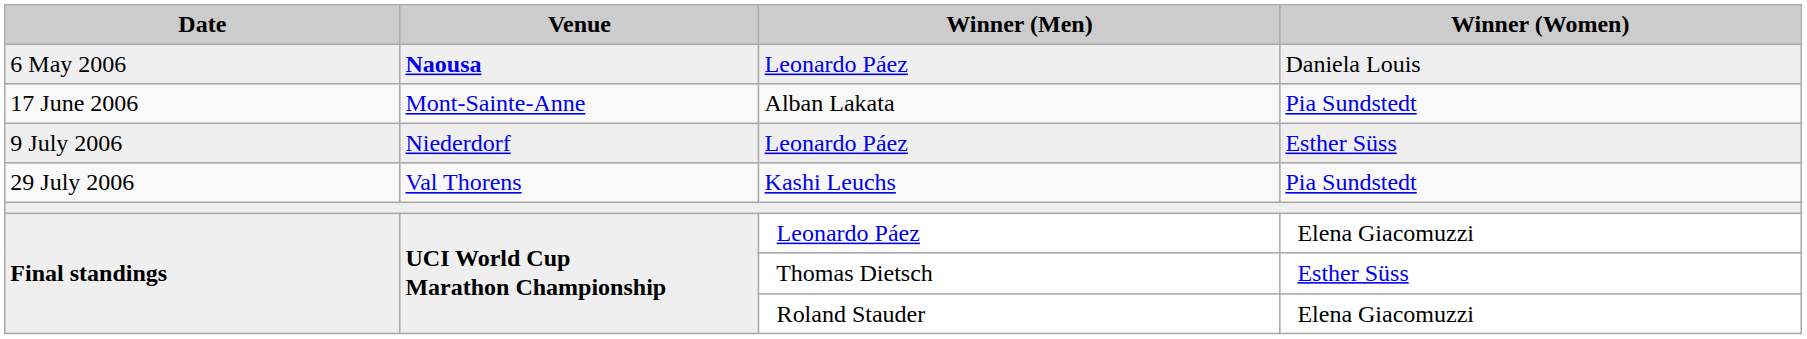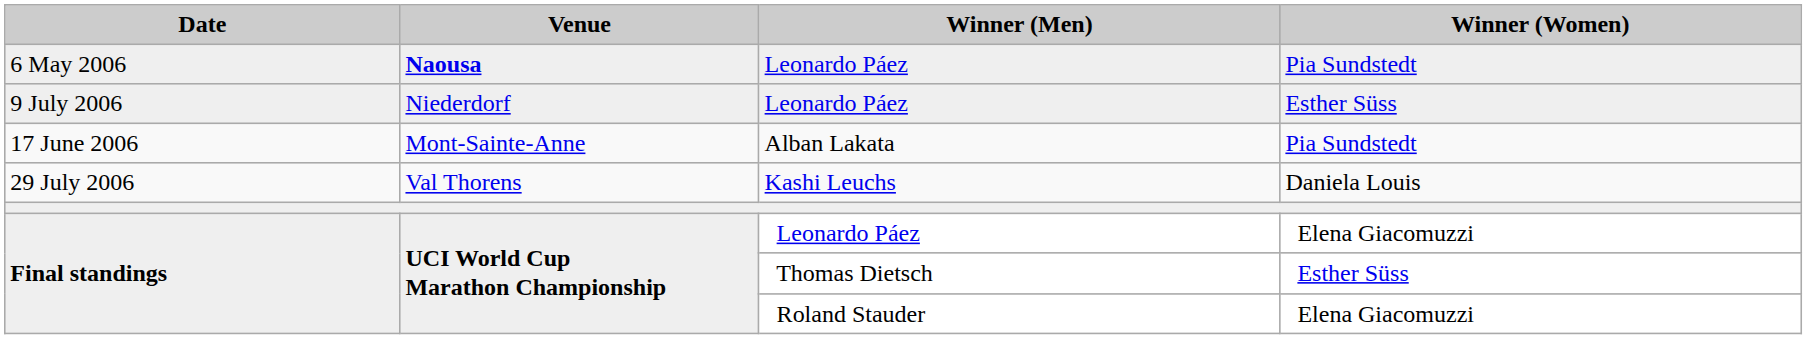(1353, 64) Daniela Louis -> (1351, 64) Pia Sundstedt
rows swapped: (74, 103) <-> (66, 143)
(1351, 182) Pia Sundstedt -> (1353, 182) Daniela Louis
